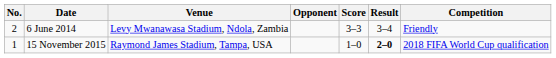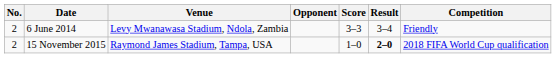(14, 45) 1 -> (14, 45) 2
